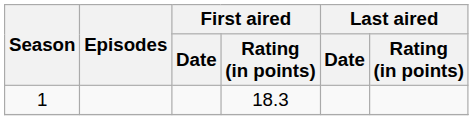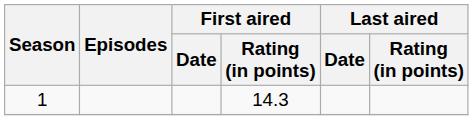(270, 99) 18.3 -> (270, 99) 14.3
